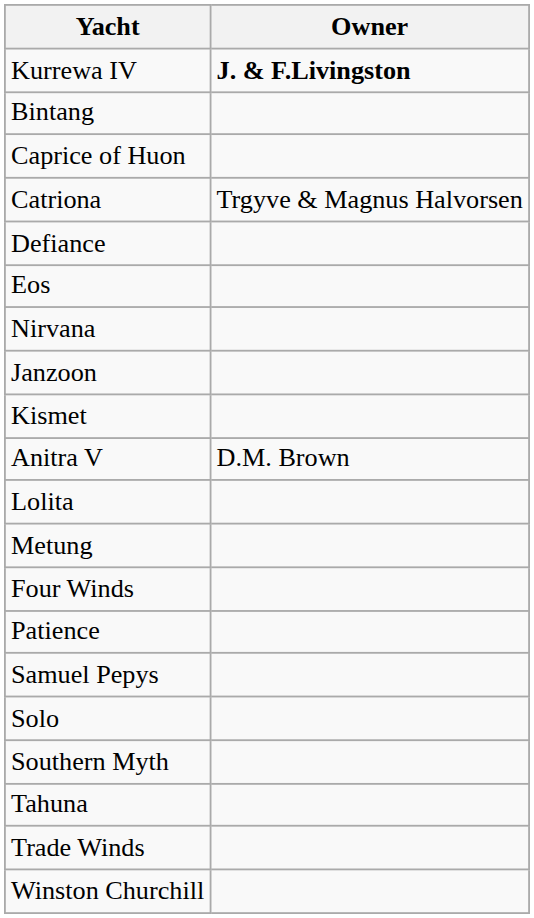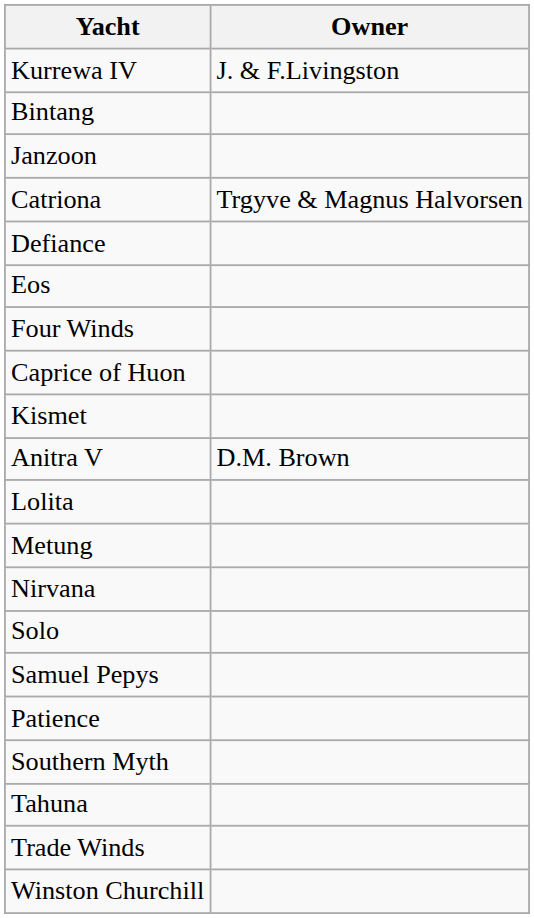(314, 69) bold -> (308, 69) normal
rows swapped: (98, 156) <-> (54, 372)
rows swapped: (73, 588) <-> (53, 329)
rows swapped: (55, 631) <-> (35, 718)
